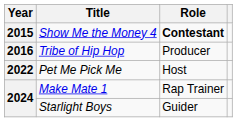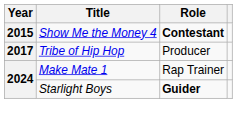(20, 51) 2016 -> (20, 51) 2017
- row: (80, 70)
(180, 107) normal -> (181, 88) bold
